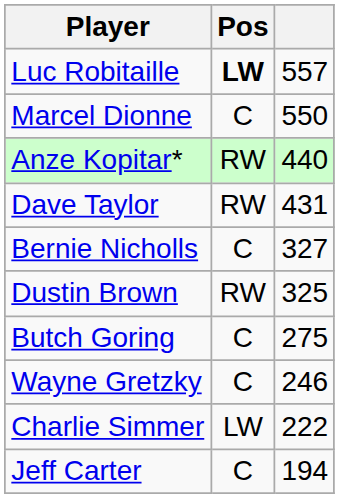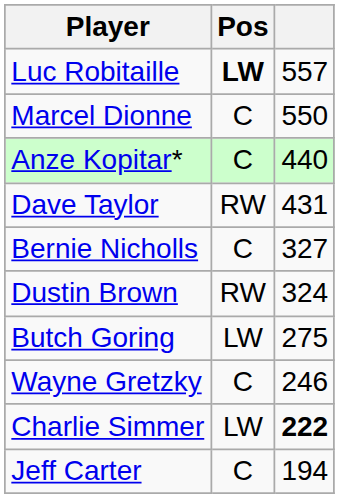(243, 159) RW -> (243, 159) C
(305, 293) 325 -> (305, 293) 324
(243, 337) C -> (243, 337) LW
(305, 426) normal -> (305, 426) bold
